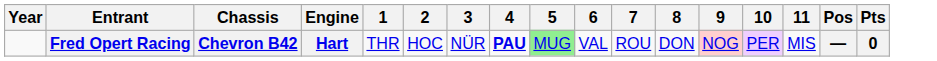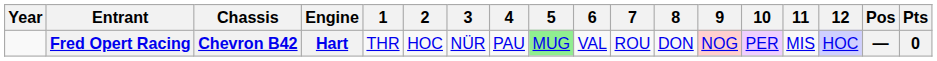+ column: (840, 18)
(509, 43) bold -> (509, 43) normal
